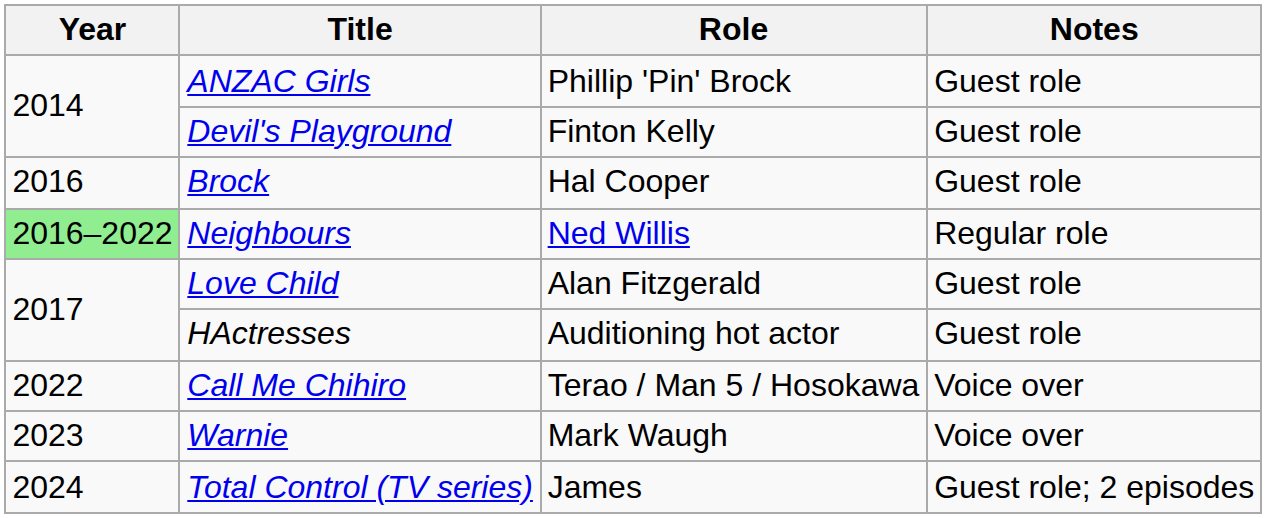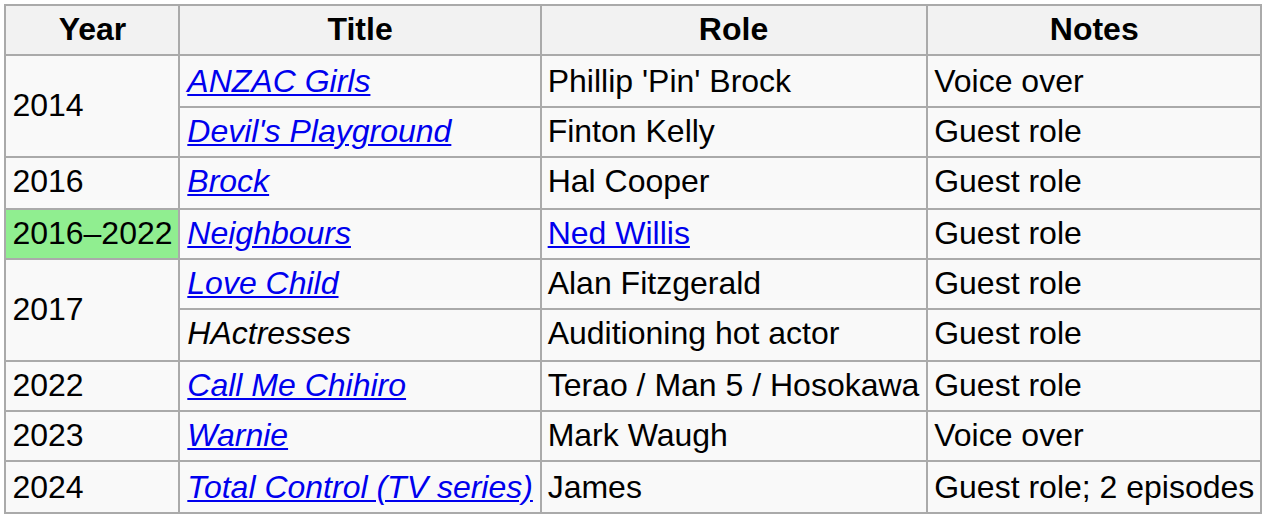(1008, 80) Guest role -> (1009, 80) Voice over
(1021, 232) Regular role -> (1008, 232) Guest role
(1009, 385) Voice over -> (1008, 385) Guest role
